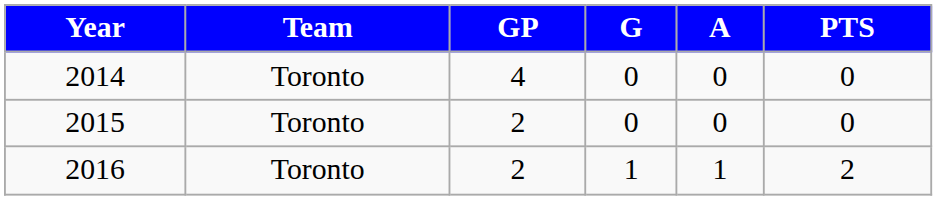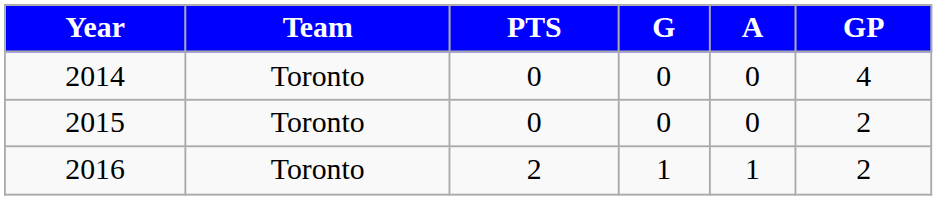columns swapped: (518, 28) <-> (847, 28)
